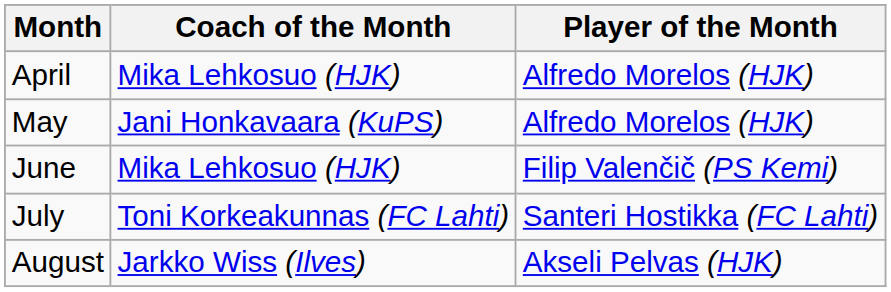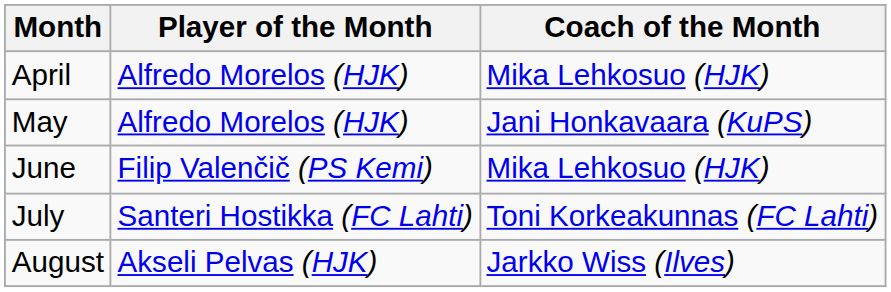columns swapped: (313, 27) <-> (700, 27)
